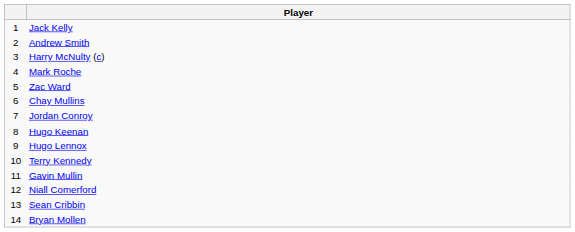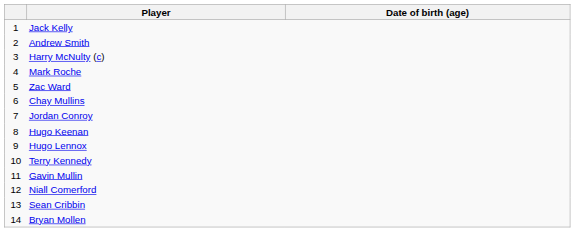+ column: (428, 12)
